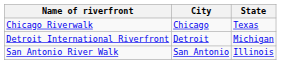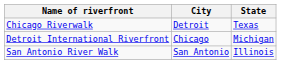(191, 25) Chicago -> (191, 25) Detroit
(191, 39) Detroit -> (191, 39) Chicago
